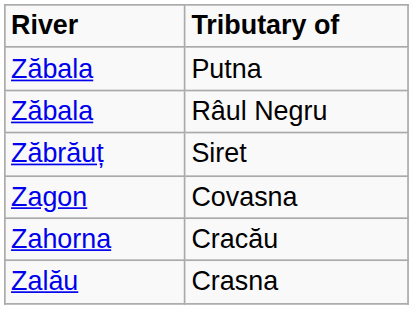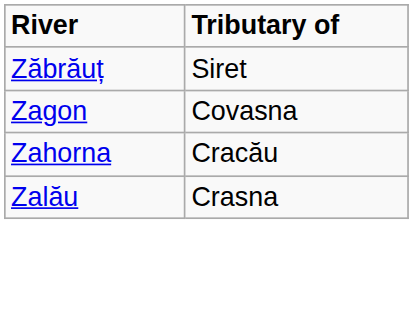- row: (227, 68)
- row: (259, 111)
